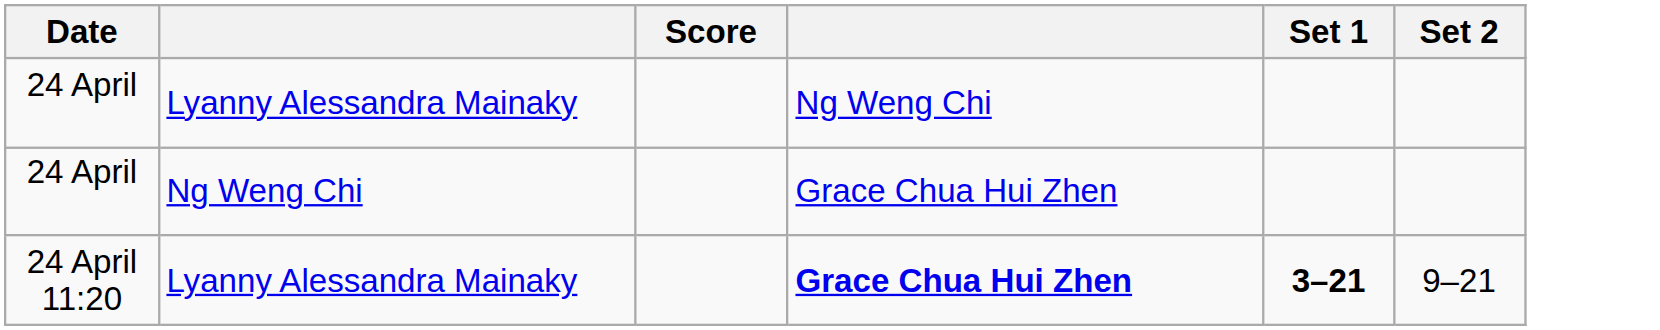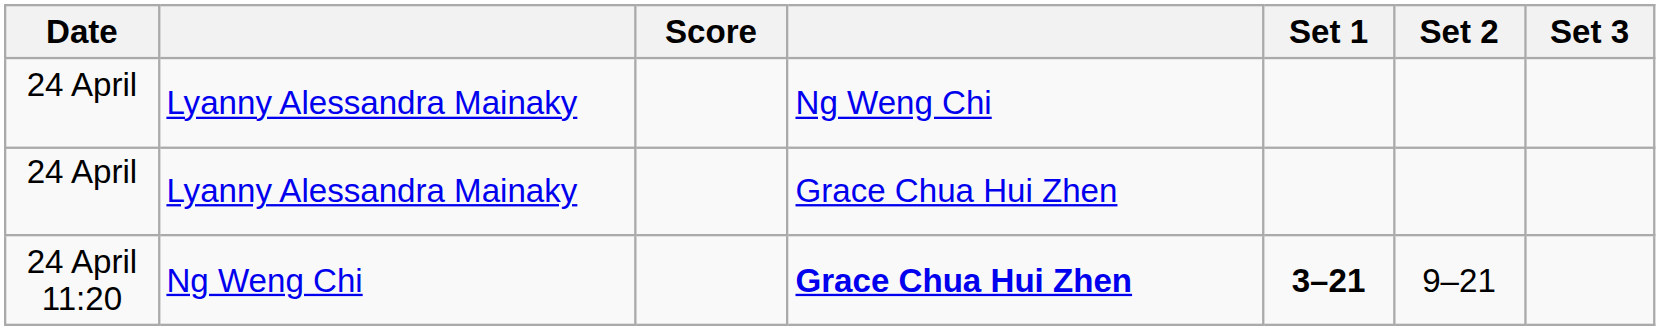+ column: (1590, 32)
(265, 192) Ng Weng Chi -> (372, 192) Lyanny Alessandra Mainaky
(372, 281) Lyanny Alessandra Mainaky -> (265, 281) Ng Weng Chi
